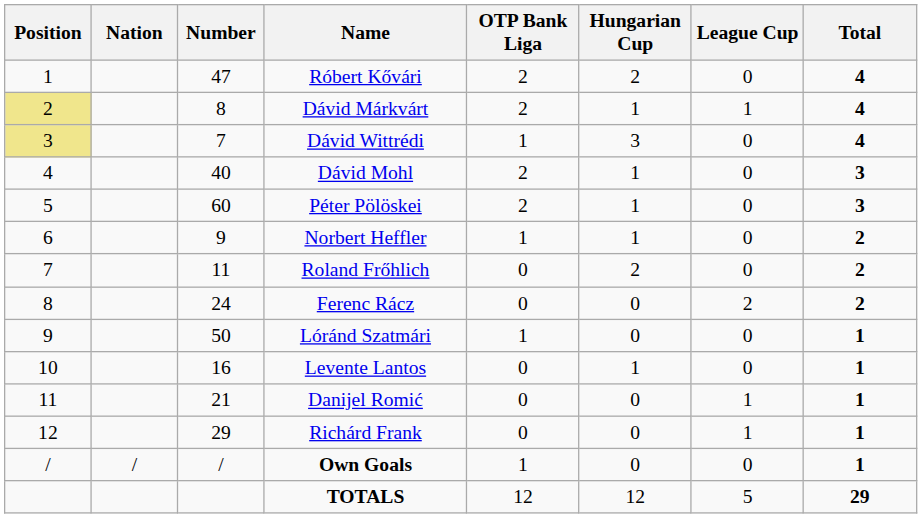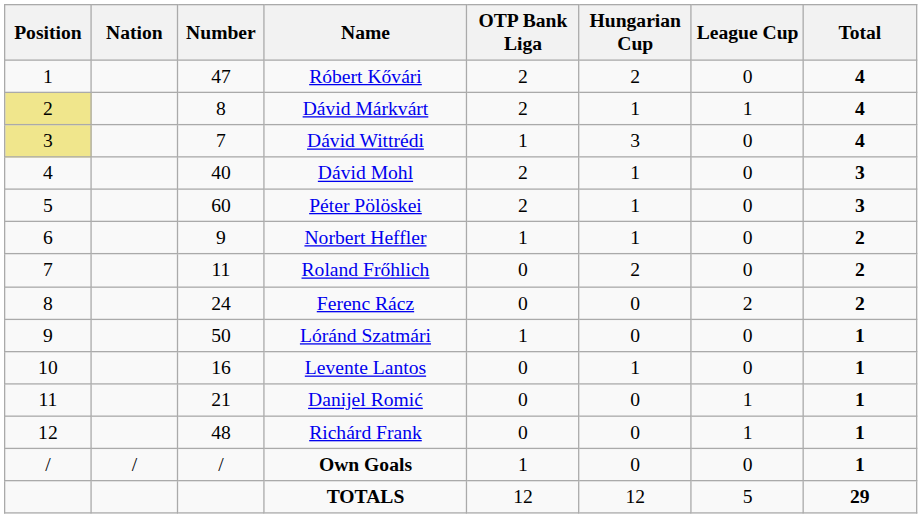(221, 432) 29 -> (221, 432) 48
